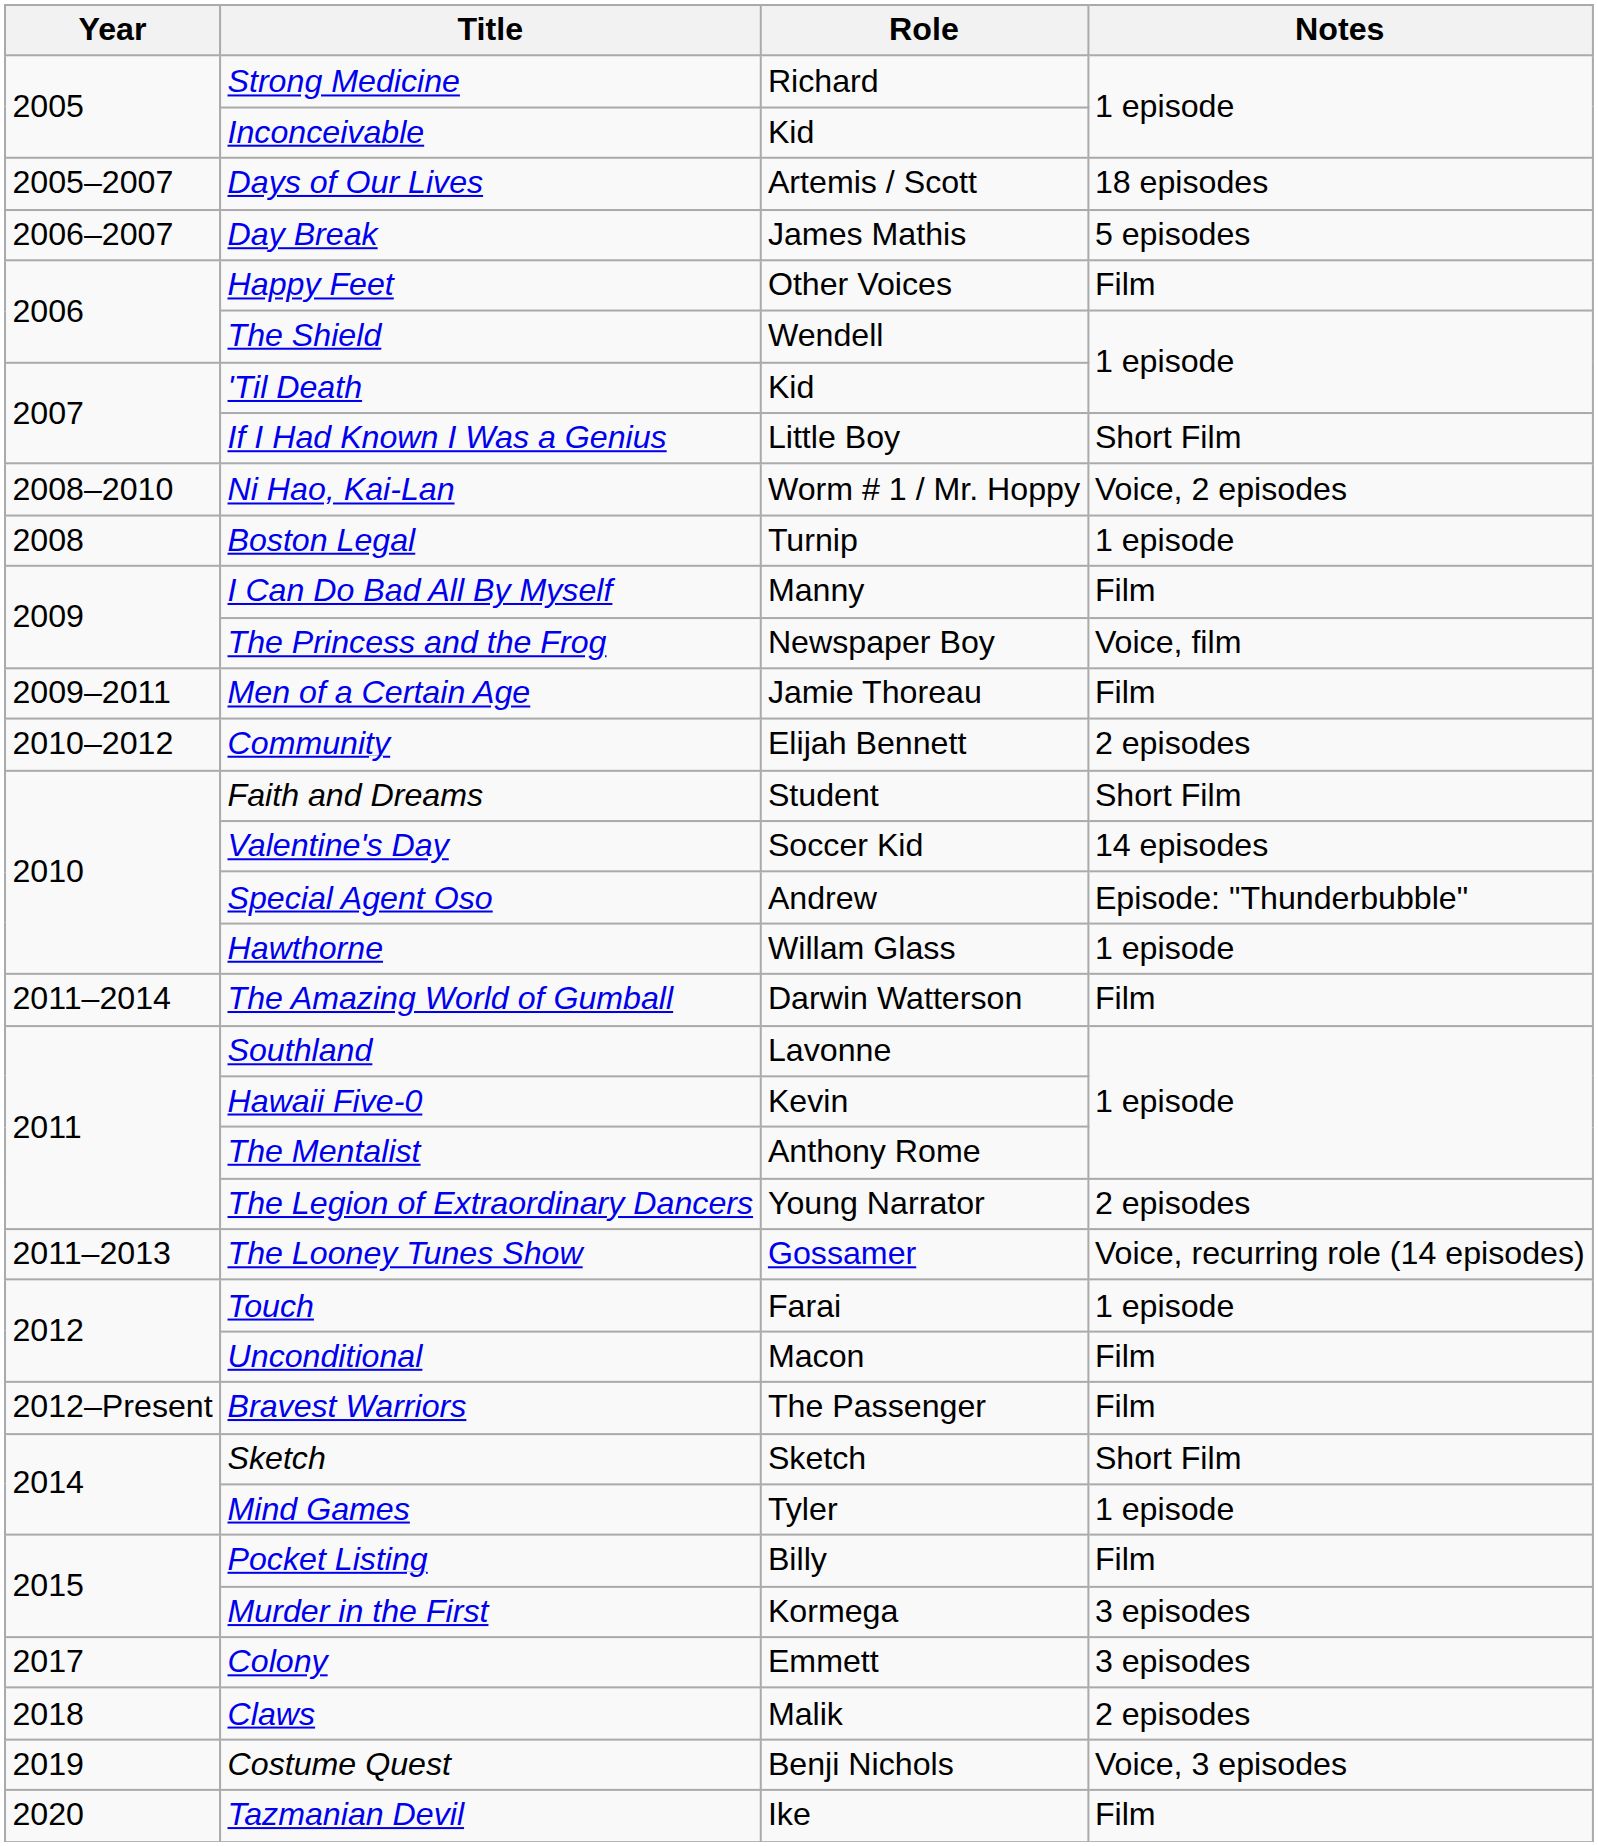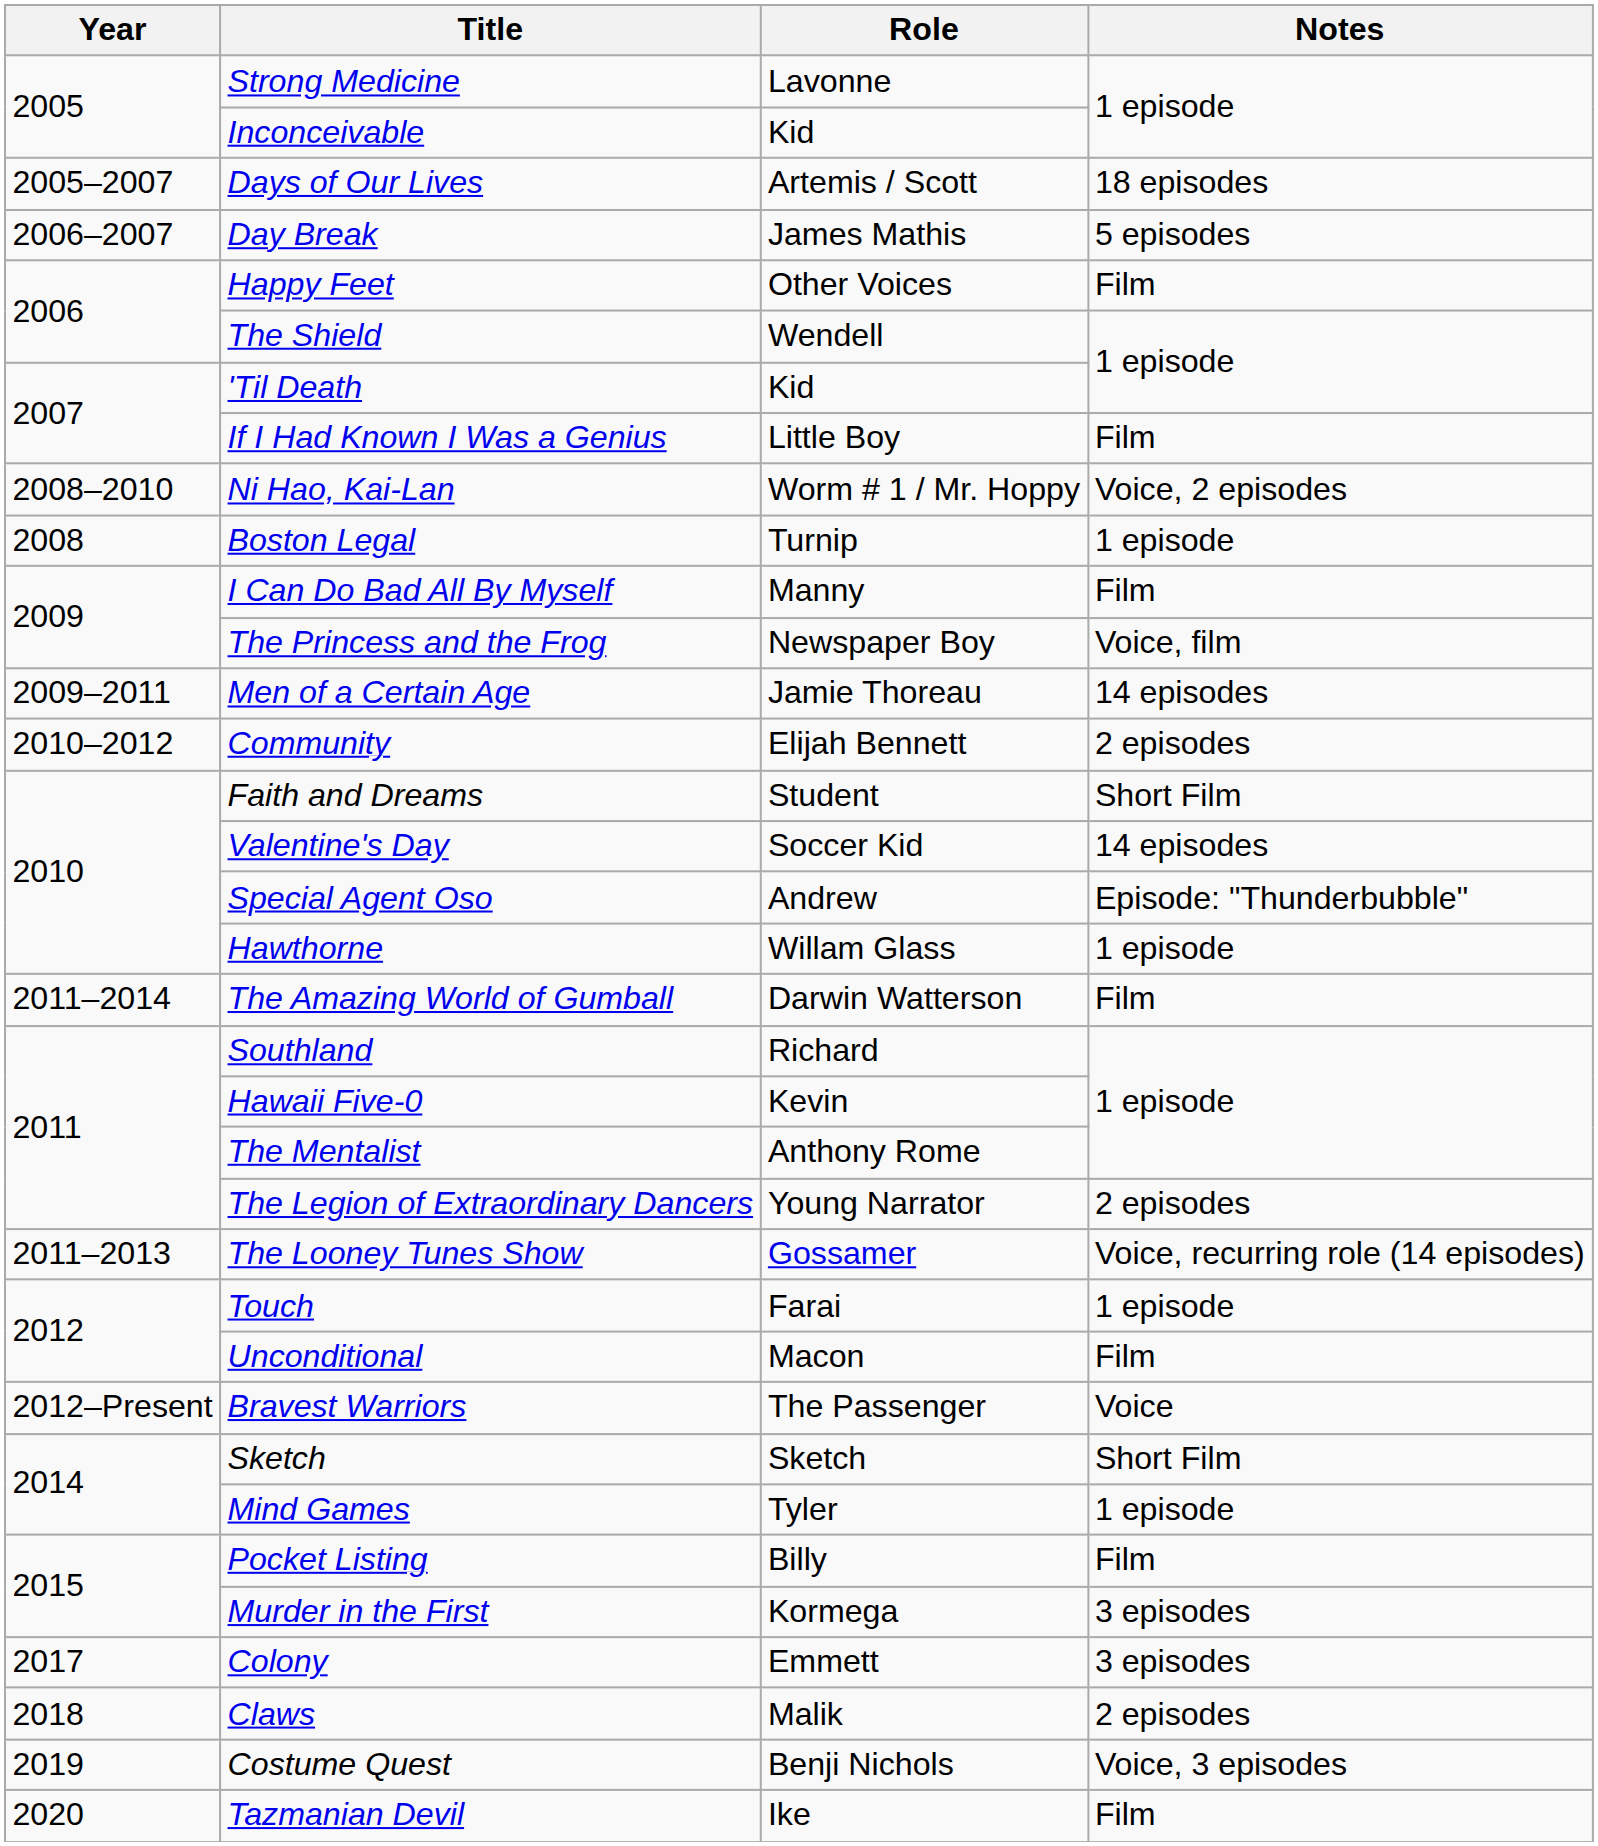(823, 81) Richard -> (830, 81) Lavonne
(1168, 438) Short Film -> (1125, 438) Film
(1125, 693) Film -> (1182, 693) 14 episodes
(830, 1050) Lavonne -> (823, 1050) Richard
(1125, 1407) Film -> (1134, 1407) Voice
